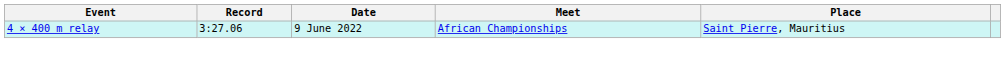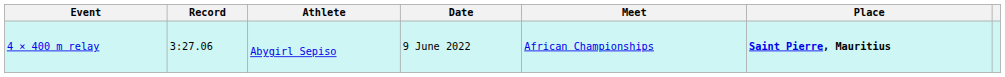+ column: (324, 13)
(774, 30) normal -> (820, 47) bold
